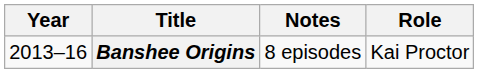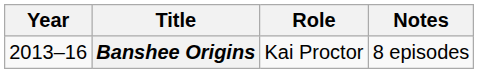columns swapped: (420, 20) <-> (313, 20)
